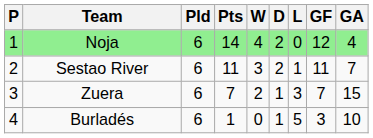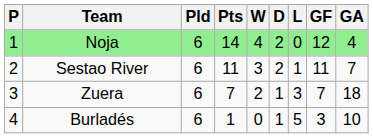(352, 94) 15 -> (352, 94) 18
